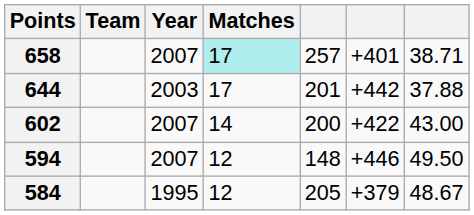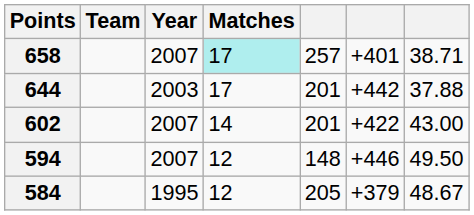(323, 124) 200 -> (323, 124) 201
